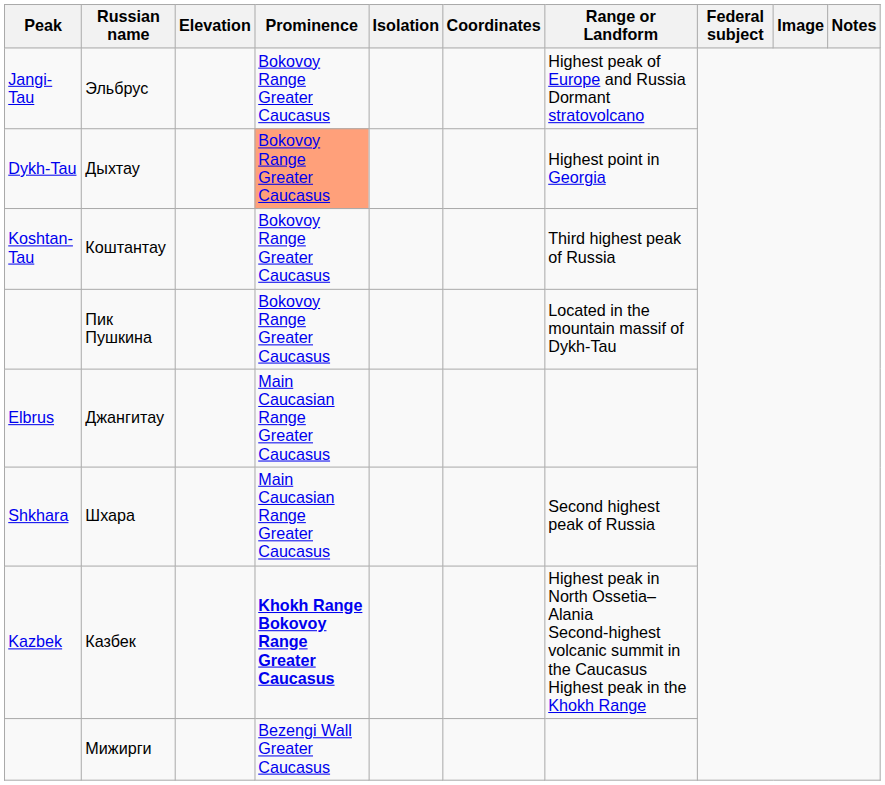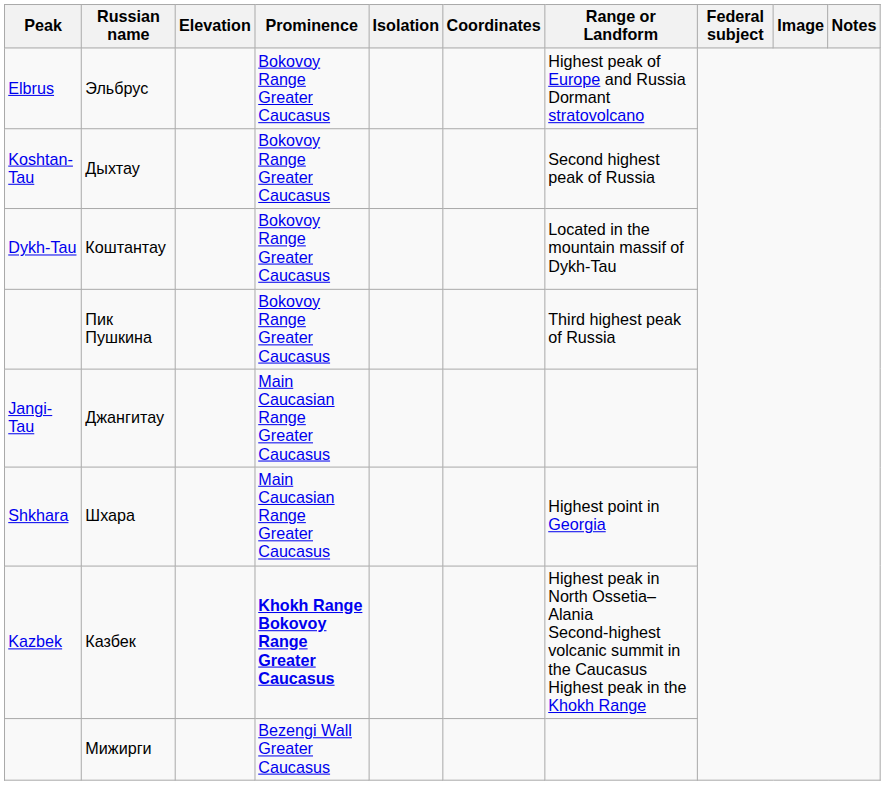(30, 88) Jangi-Tau -> (31, 88) Elbrus
(42, 168) Dykh-Tau -> (41, 168) Koshtan-Tau
(294, 168) lightsalmon background -> (294, 168) no background
(604, 168) Highest point in Georgia -> (604, 168) Second highest peak of Russia
(41, 248) Koshtan-Tau -> (42, 248) Dykh-Tau
(615, 248) Third highest peak of Russia -> (616, 248) Located in the mountain massif of Dykh-Tau
(616, 328) Located in the mountain massif of Dykh-Tau -> (615, 328) Third highest peak of Russia
(31, 418) Elbrus -> (30, 418) Jangi-Tau
(604, 516) Second highest peak of Russia -> (604, 516) Highest point in Georgia
